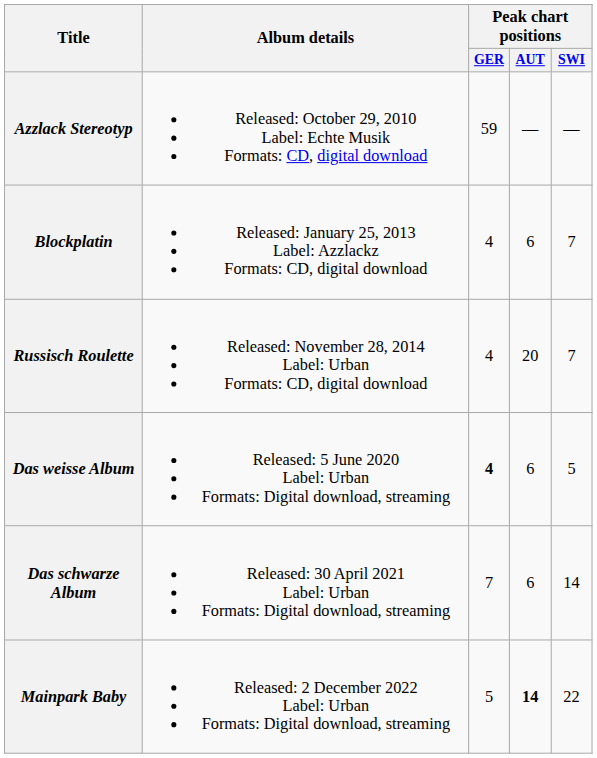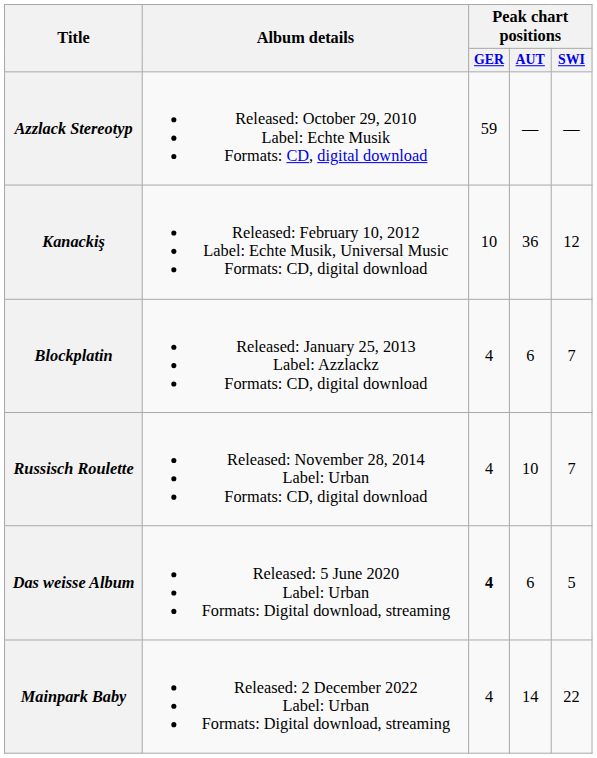+ row: (74, 242)
(530, 355) 20 -> (530, 469) 10
- row: (74, 582)
(489, 696) 5 -> (489, 696) 4
(530, 696) bold -> (530, 696) normal
